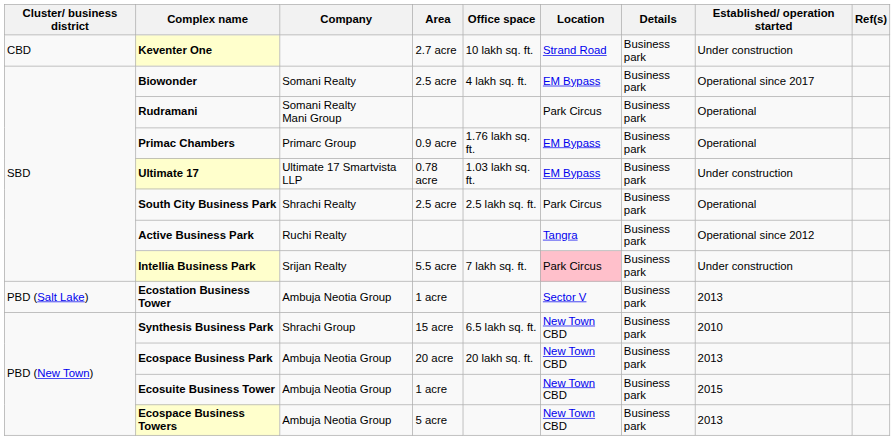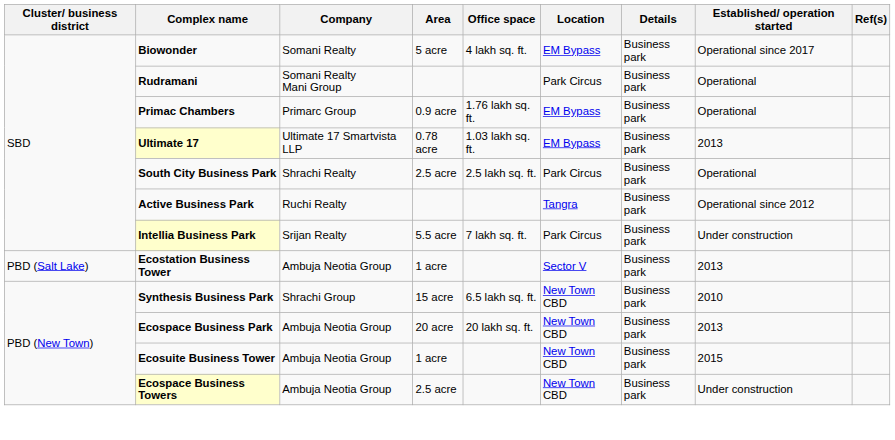- row: (175, 50)
(436, 81) 2.5 acre -> (431, 50) 5 acre
(745, 173) Under construction -> (710, 143) 2013
(572, 266) pink background -> (572, 235) no background
(431, 420) 5 acre -> (436, 389) 2.5 acre
(710, 420) 2013 -> (745, 389) Under construction
